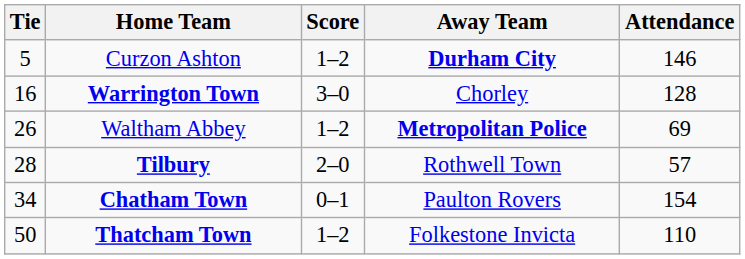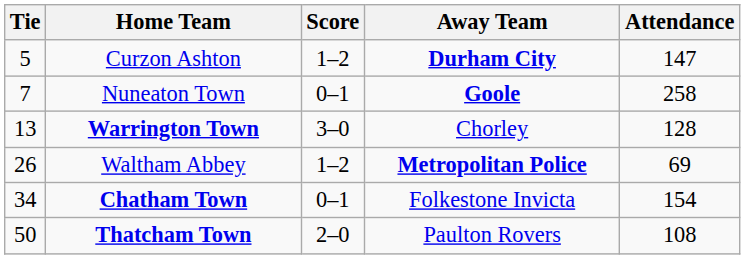(680, 57) 146 -> (680, 57) 147
+ row: (173, 93)
(25, 93) 16 -> (25, 128) 13
- row: (173, 164)
(492, 199) Paulton Rovers -> (492, 199) Folkestone Invicta
(333, 235) 1–2 -> (333, 235) 2–0
(492, 235) Folkestone Invicta -> (492, 235) Paulton Rovers
(680, 235) 110 -> (680, 235) 108
